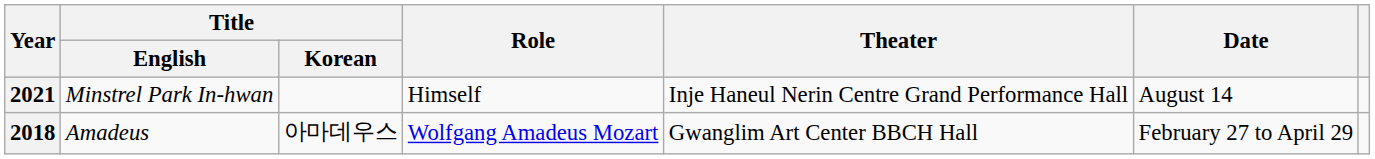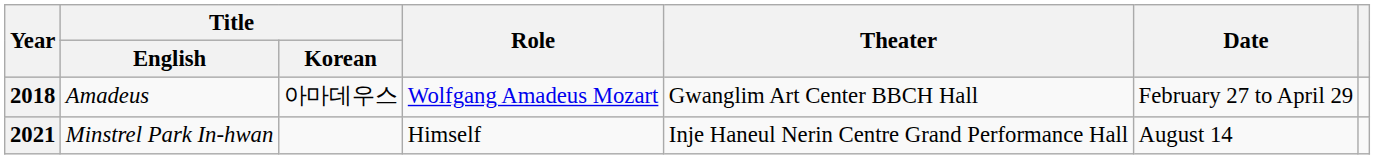rows swapped: (33, 132) <-> (33, 94)
